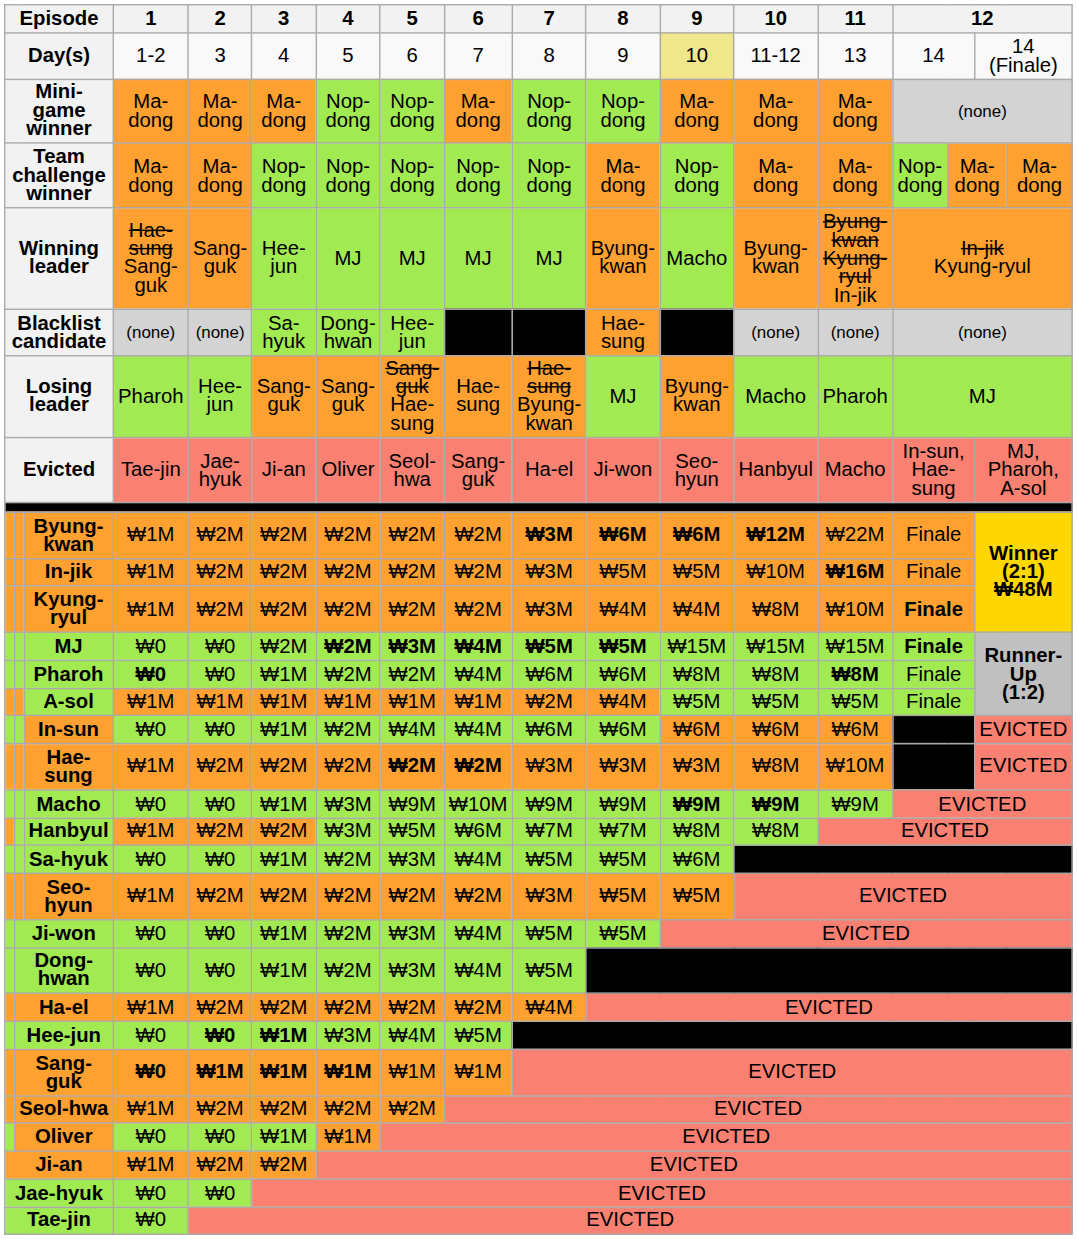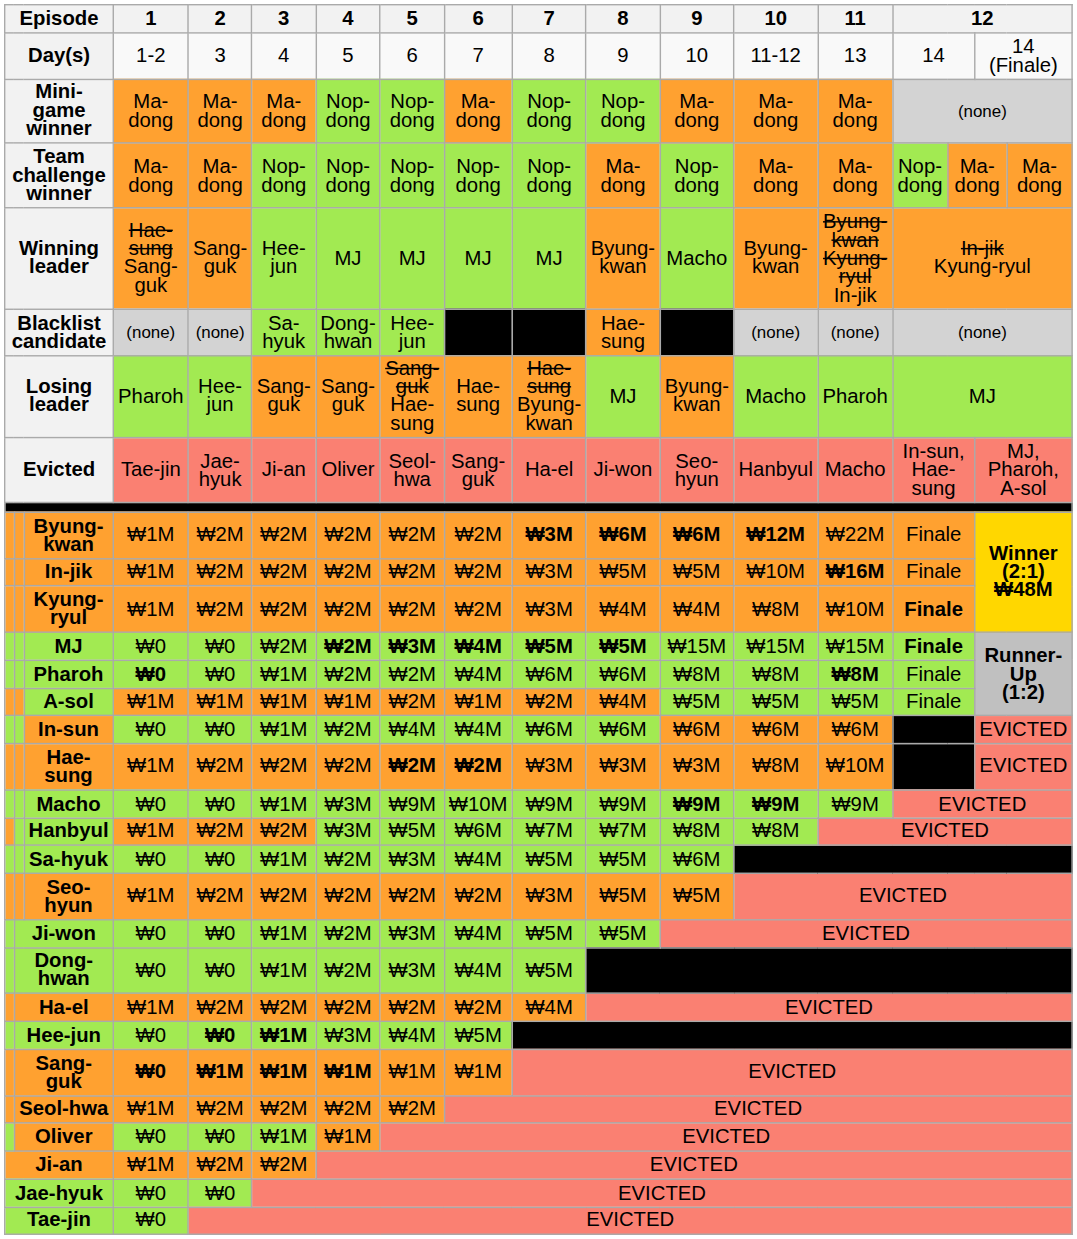(697, 55) khaki background -> (697, 55) no background
(412, 701) ₩1M -> (412, 701) ₩2M
